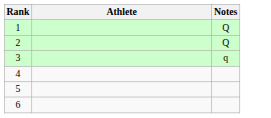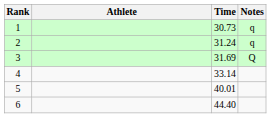+ column: (225, 12)
(226, 27) Q -> (252, 27) q
(226, 43) Q -> (252, 43) q
(226, 58) q -> (252, 58) Q
